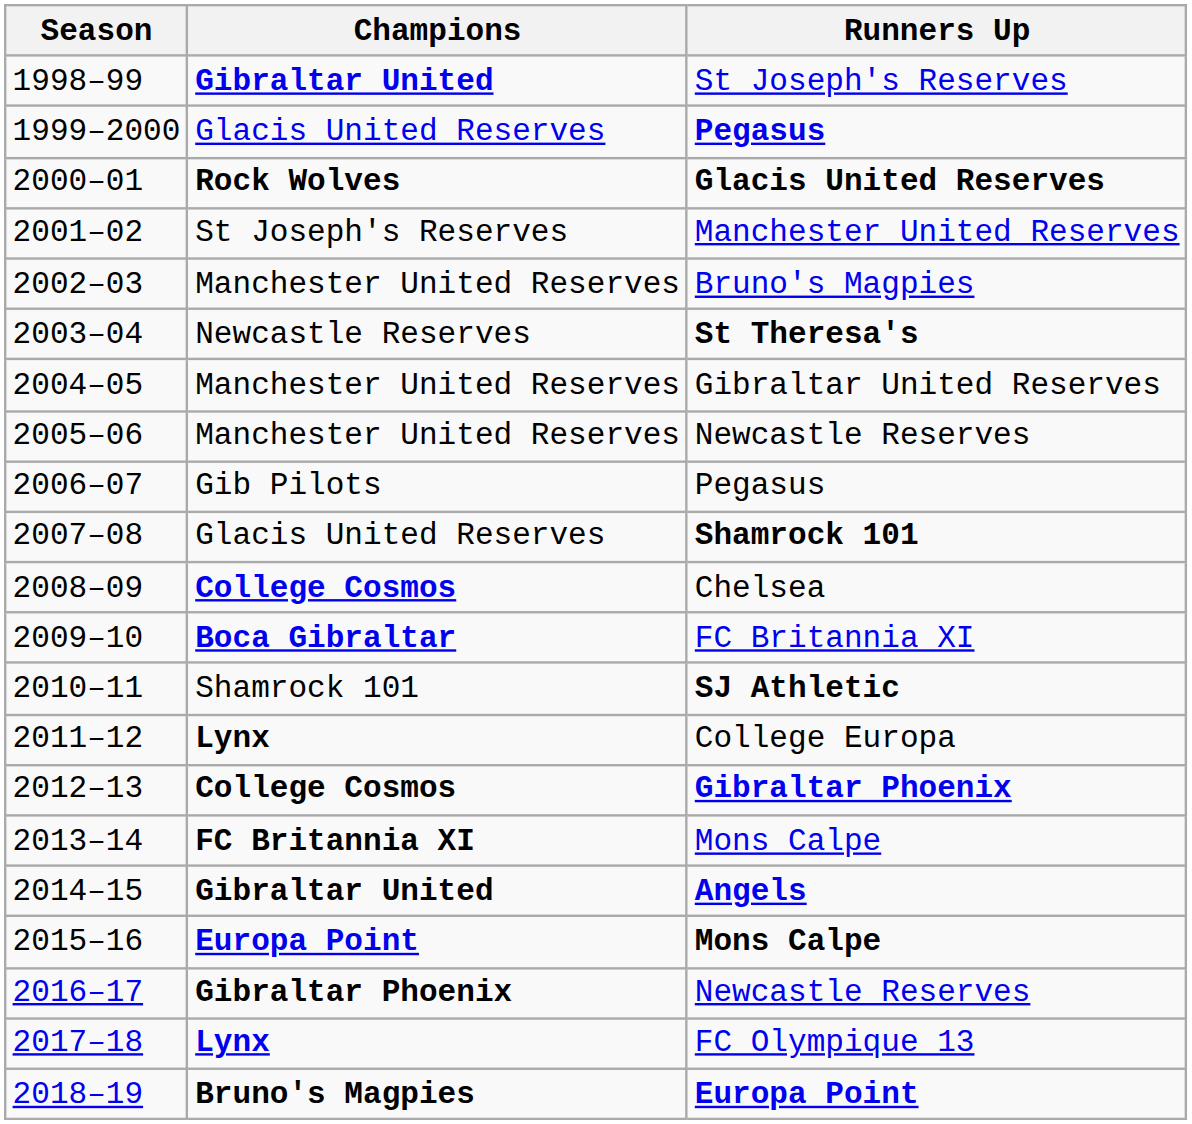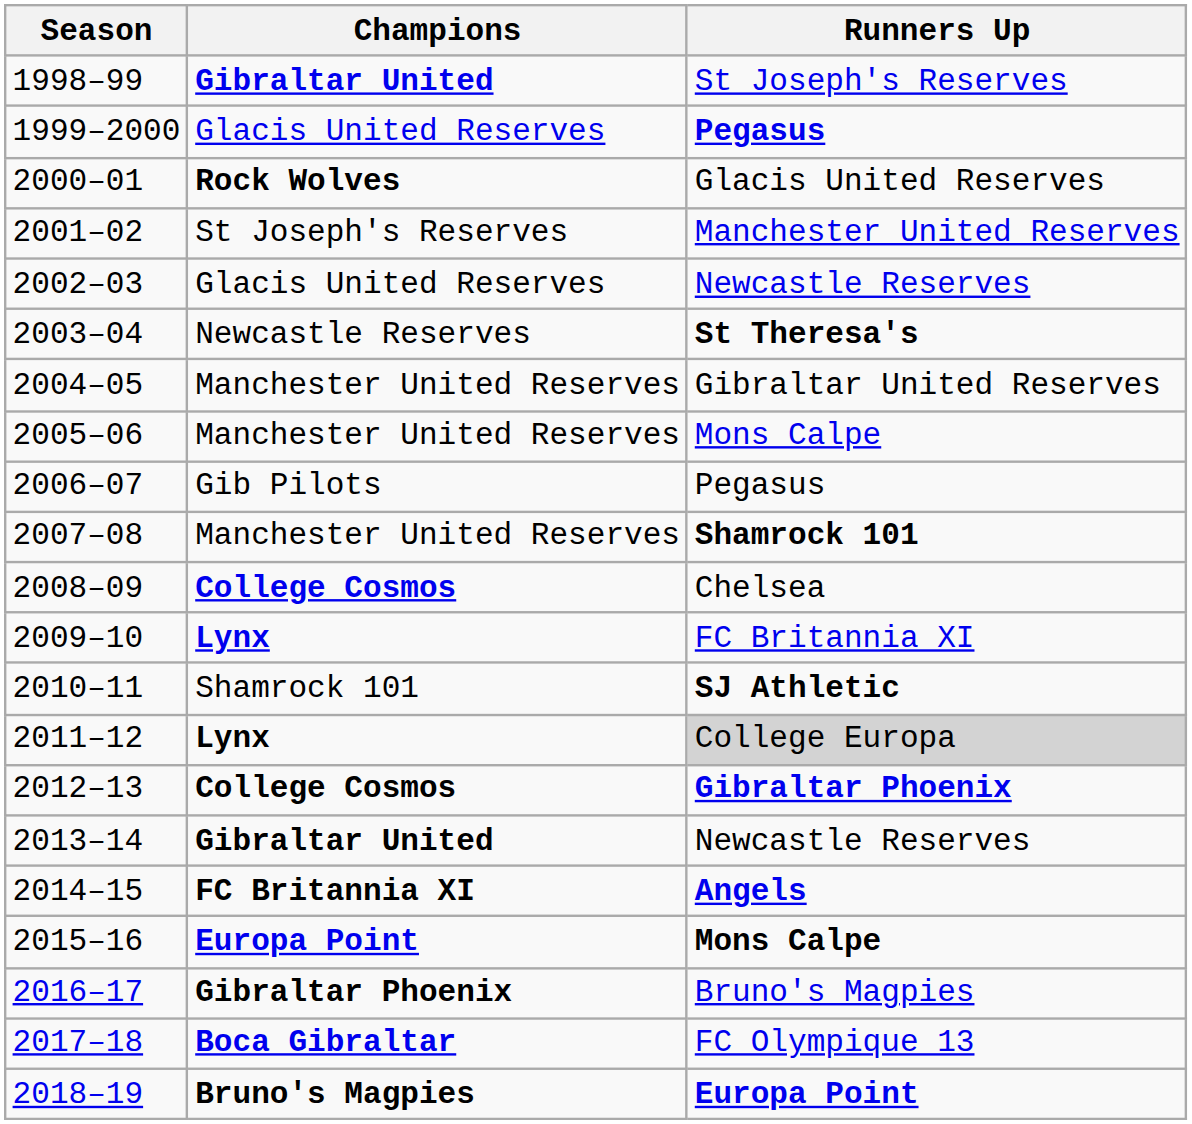(900, 182) bold -> (900, 182) normal
(438, 284) Manchester United Reserves -> (400, 284) Glacis United Reserves
(835, 284) Bruno's Magpies -> (863, 284) Newcastle Reserves
(863, 436) Newcastle Reserves -> (788, 436) Mons Calpe
(400, 537) Glacis United Reserves -> (438, 537) Manchester United Reserves
(326, 638) Boca Gibraltar -> (233, 638) Lynx
(825, 739) no background -> (825, 739) lightgrey background
(335, 841) FC Britannia XI -> (344, 841) Gibraltar United
(788, 841) Mons Calpe -> (863, 841) Newcastle Reserves
(344, 891) Gibraltar United -> (335, 891) FC Britannia XI
(863, 993) Newcastle Reserves -> (835, 993) Bruno's Magpies
(233, 1043) Lynx -> (326, 1043) Boca Gibraltar
